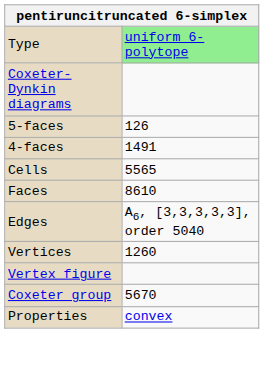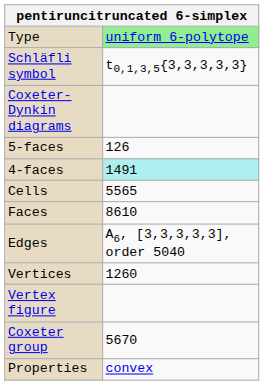+ row: (40, 66)
(141, 148) no background -> (121, 170) paleturquoise background
